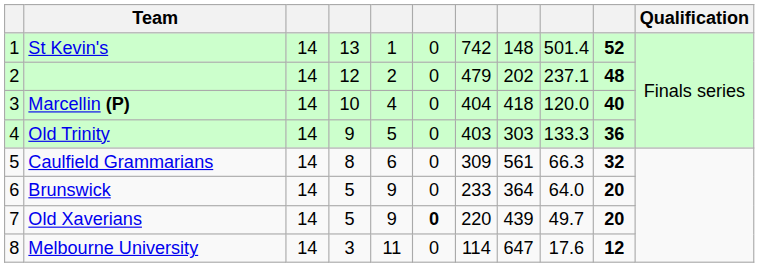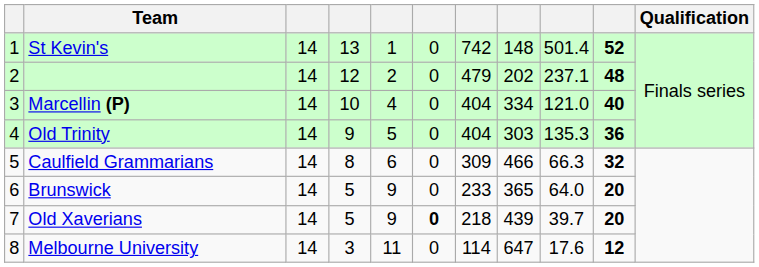(519, 104) 418 -> (519, 104) 334
(566, 104) 120.0 -> (566, 104) 121.0
(476, 133) 403 -> (476, 133) 404
(566, 133) 133.3 -> (566, 133) 135.3
(519, 162) 561 -> (519, 162) 466
(519, 190) 364 -> (519, 190) 365
(476, 219) 220 -> (476, 219) 218
(566, 219) 49.7 -> (566, 219) 39.7
